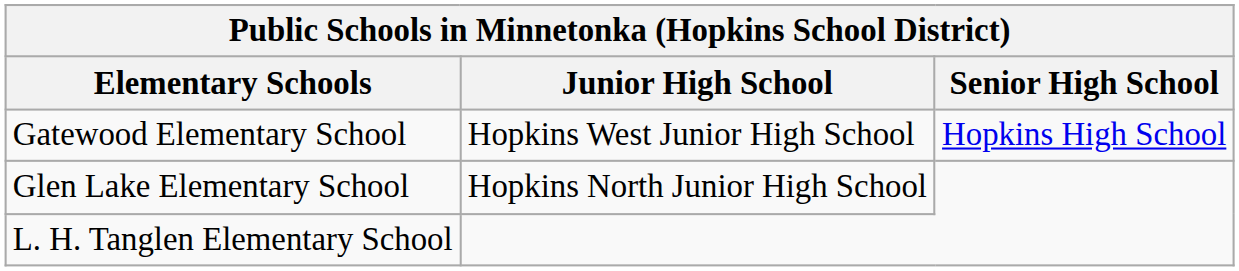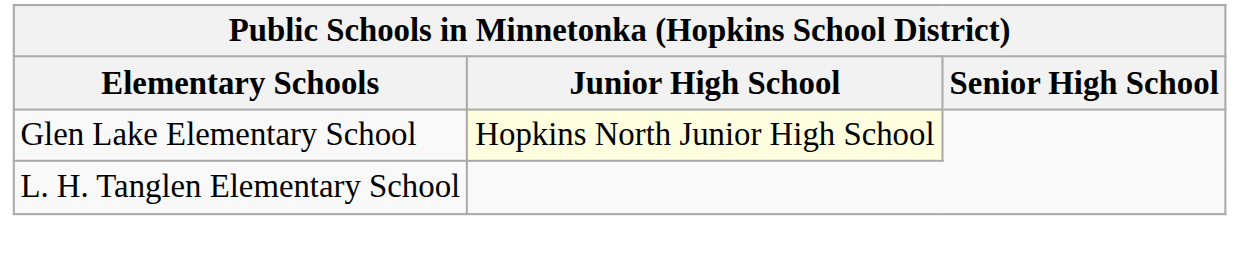- row: (210, 134)
(697, 186) no background -> (705, 134) lightyellow background
